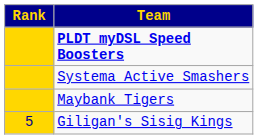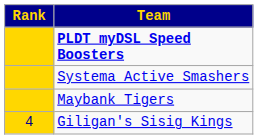(29, 123) 5 -> (29, 123) 4
